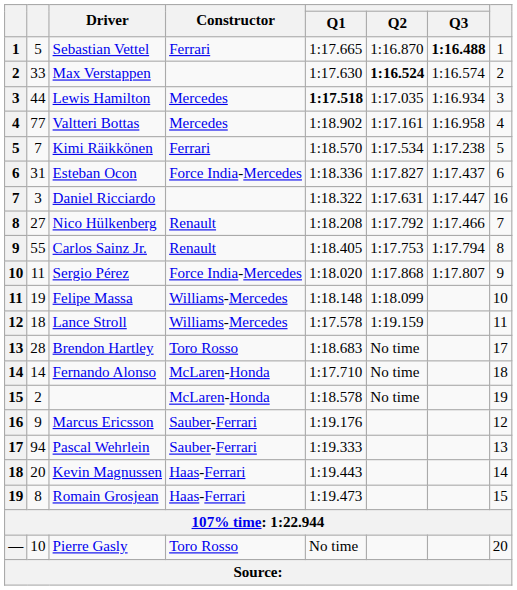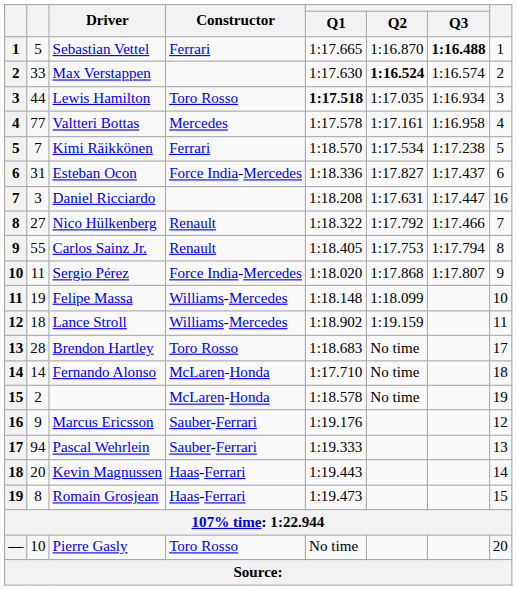(198, 98) Mercedes -> (204, 98) Toro Rosso
(336, 123) 1:18.902 -> (336, 123) 1:17.578
(336, 198) 1:18.322 -> (336, 198) 1:18.208
(336, 222) 1:18.208 -> (336, 222) 1:18.322
(336, 322) 1:17.578 -> (336, 322) 1:18.902
